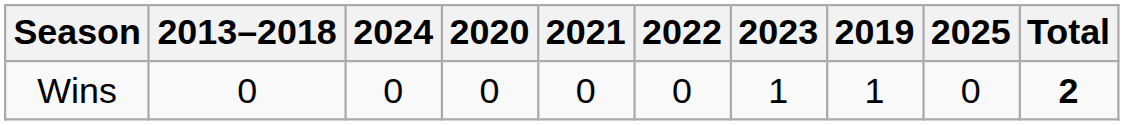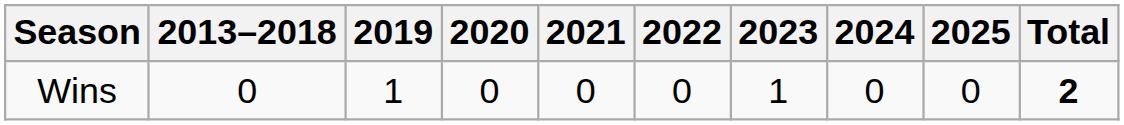columns swapped: (874, 32) <-> (393, 32)
